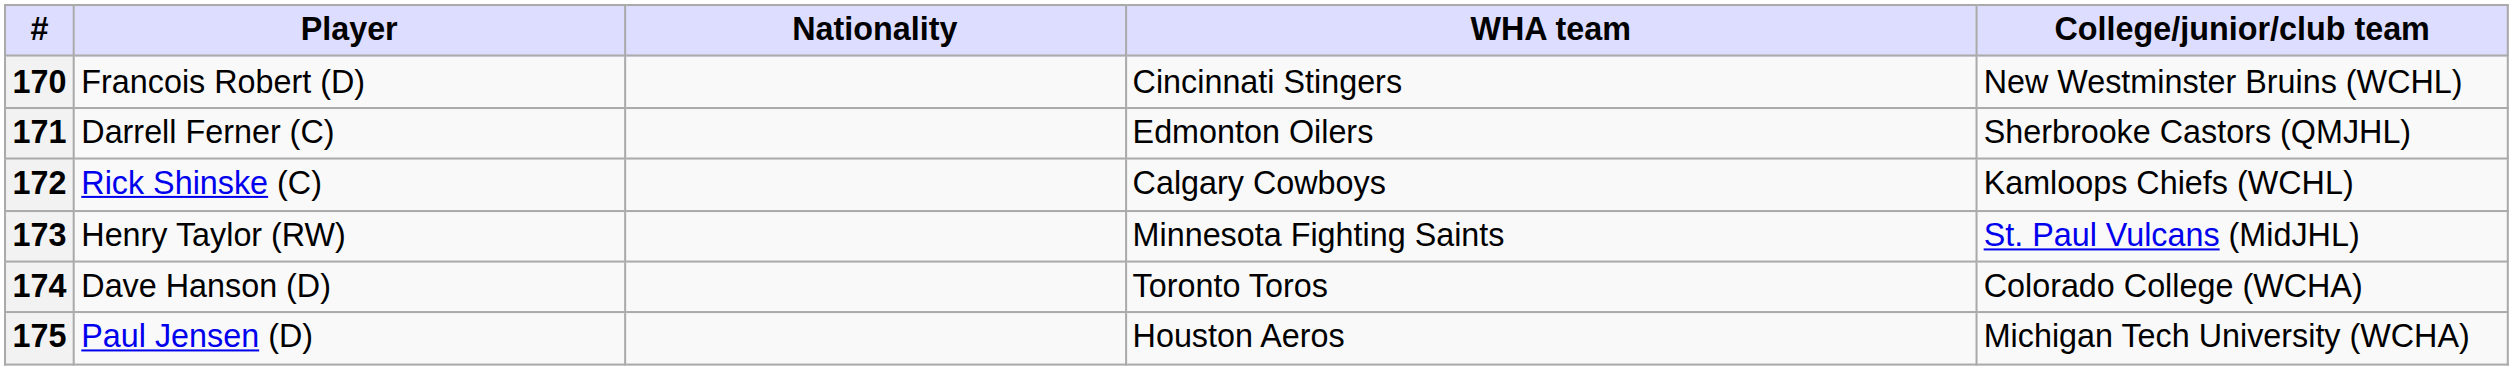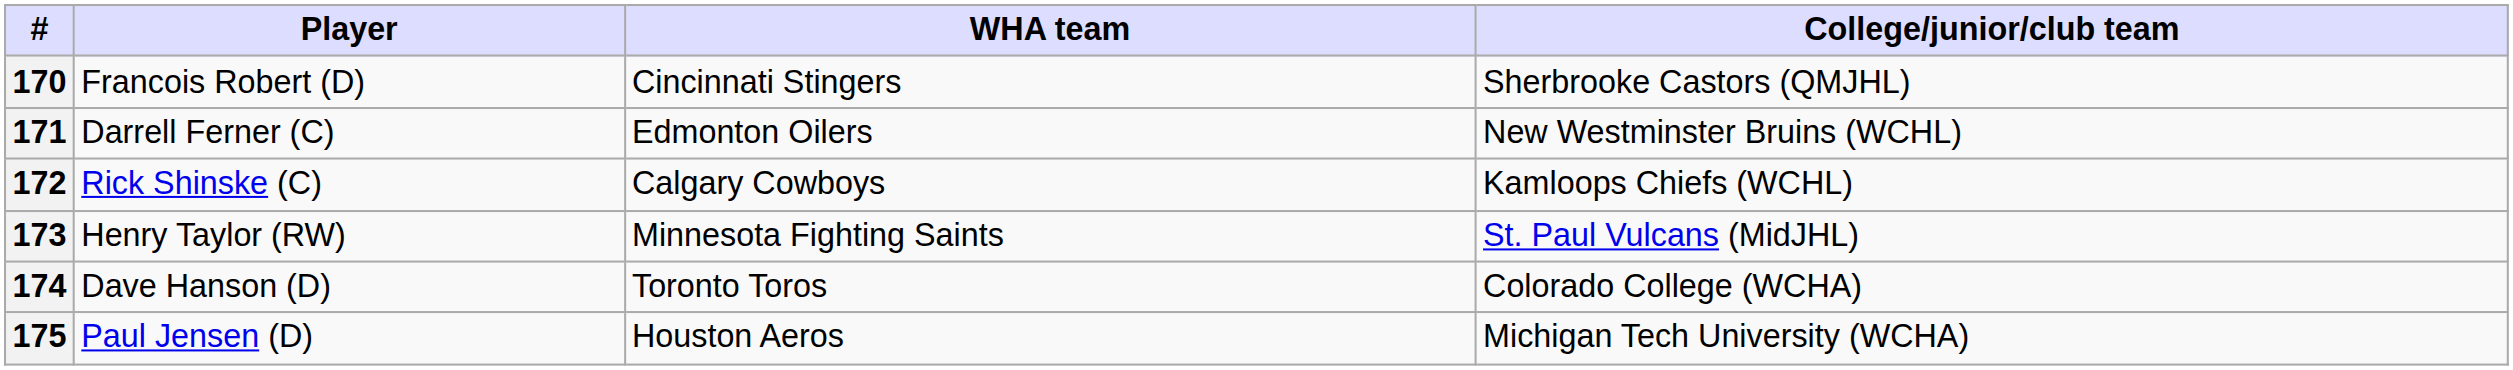- column: (875, 30)
(2223, 81) New Westminster Bruins (WCHL) -> (1697, 81) Sherbrooke Castors (QMJHL)
(2197, 132) Sherbrooke Castors (QMJHL) -> (1722, 132) New Westminster Bruins (WCHL)
